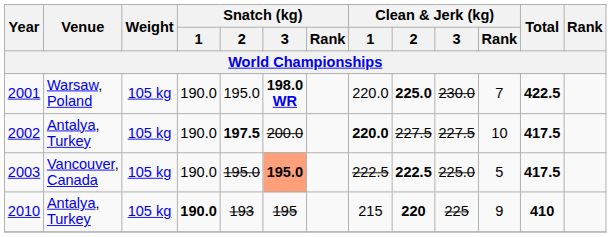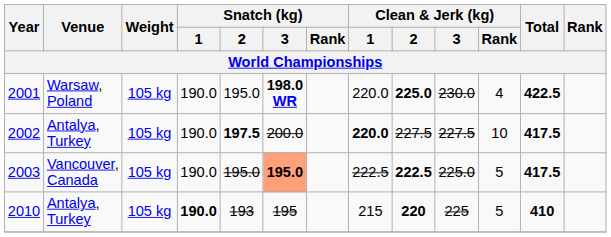(499, 93) 7 -> (499, 93) 4
(499, 211) 9 -> (499, 211) 5
